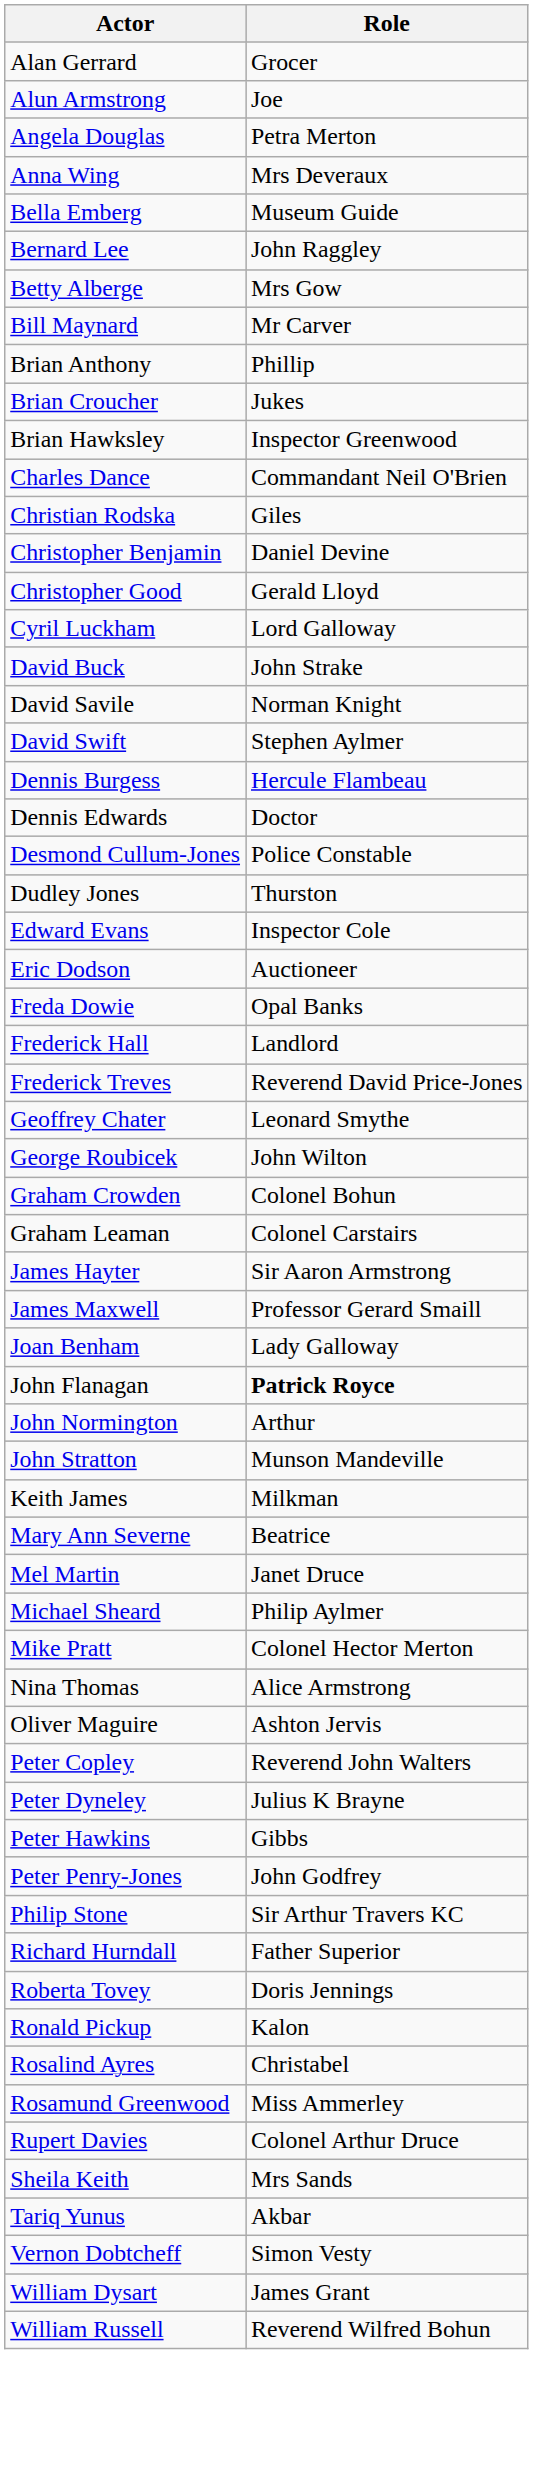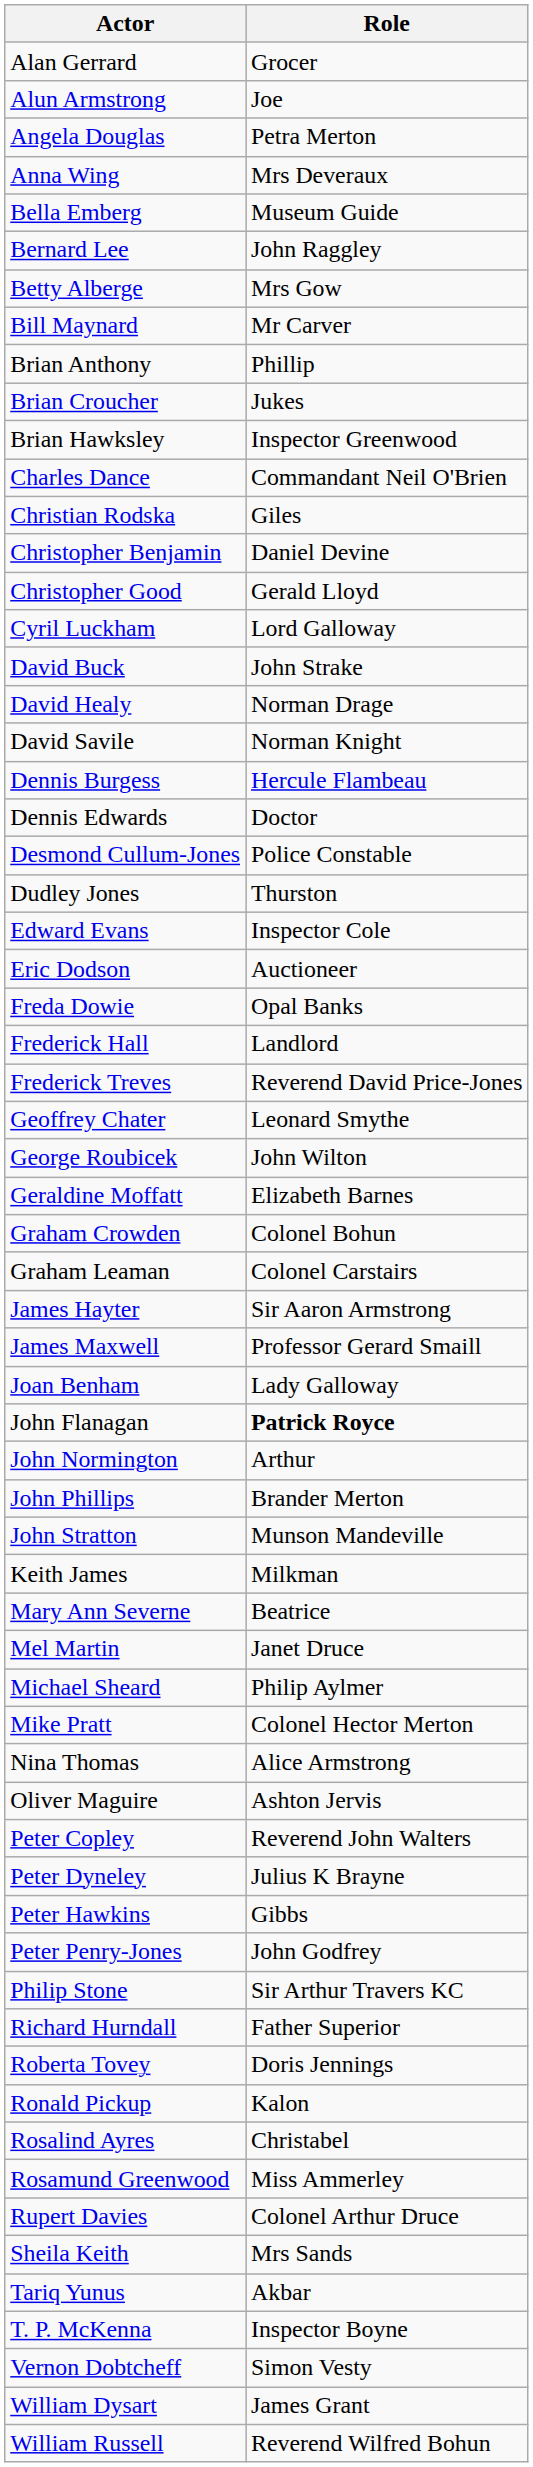+ row: (71, 703)
- row: (68, 741)
+ row: (96, 1195)
+ row: (72, 1497)
+ row: (81, 2329)
